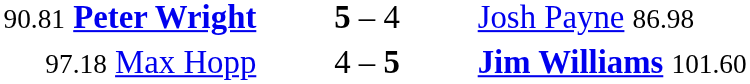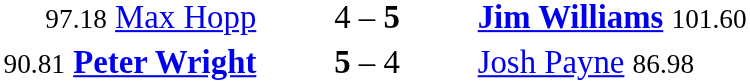rows swapped: (151, 62) <-> (130, 17)
